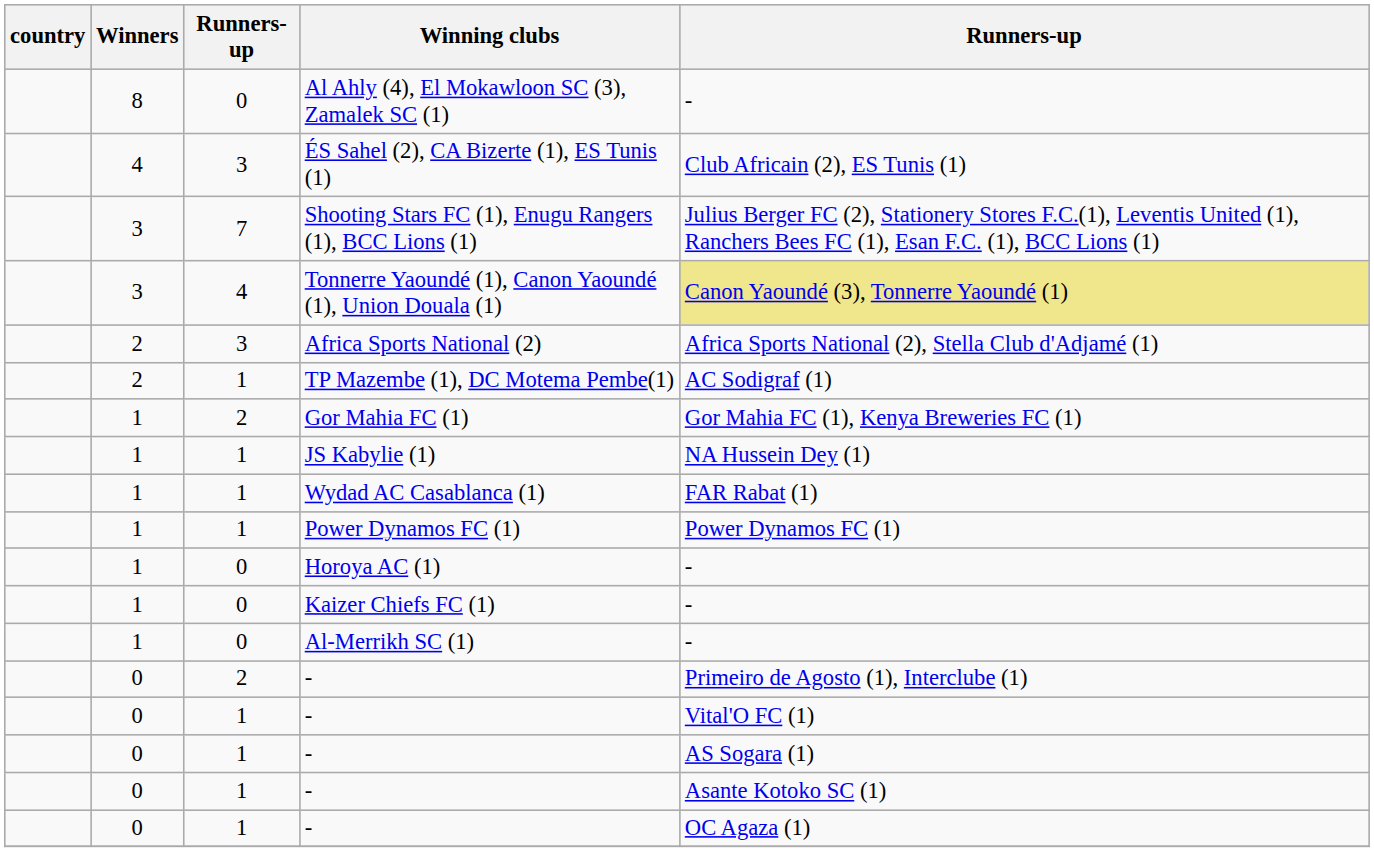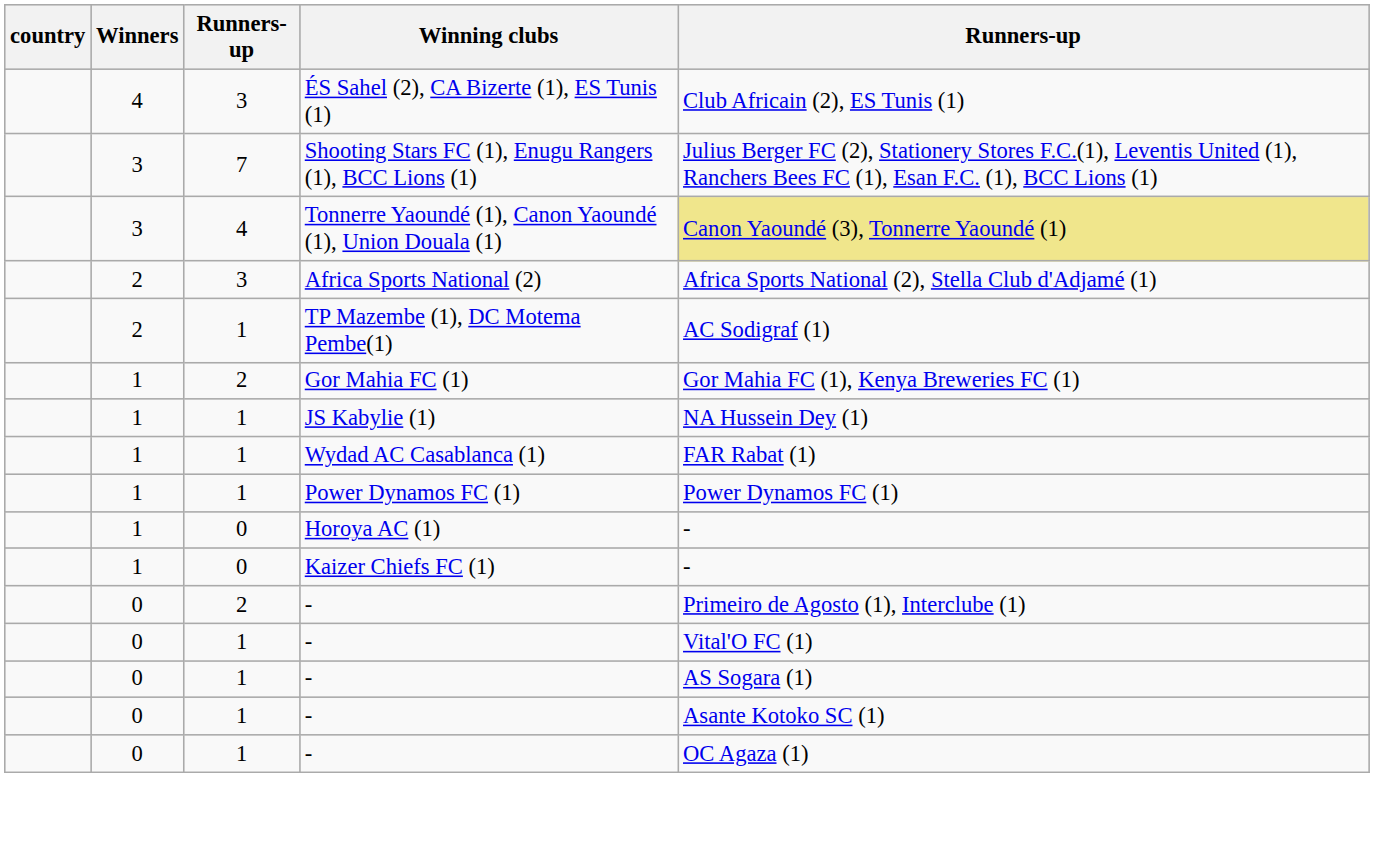- row: (242, 100)
- row: (242, 641)
